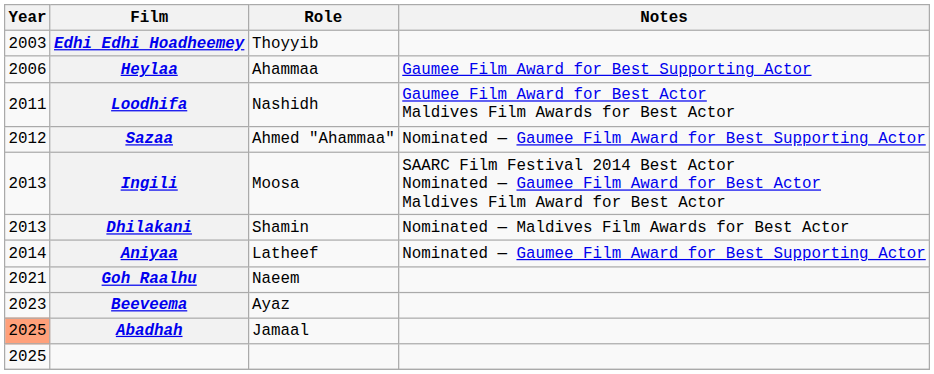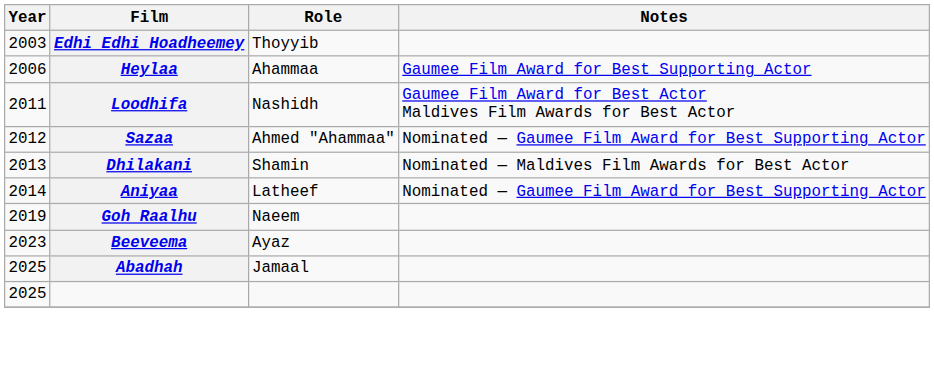- row: (149, 183)
(27, 279) 2021 -> (27, 217) 2019
(27, 331) lightsalmon background -> (27, 268) no background
